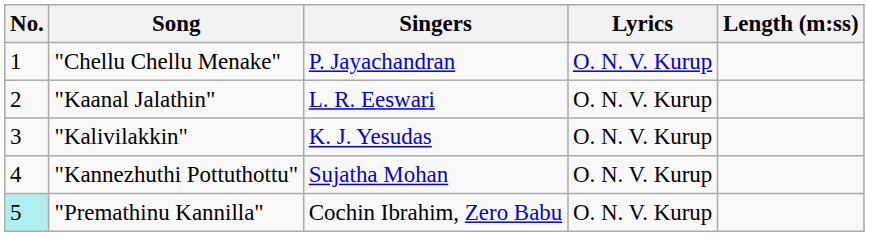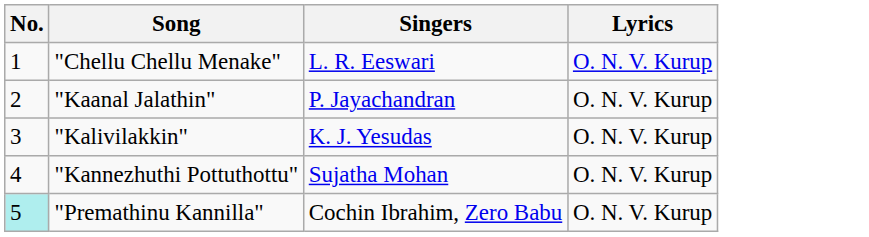- column: (791, 23)
(382, 61) P. Jayachandran -> (372, 61) L. R. Eeswari
(372, 99) L. R. Eeswari -> (382, 99) P. Jayachandran
